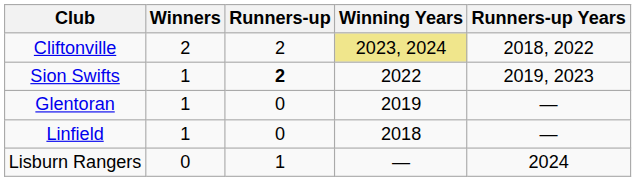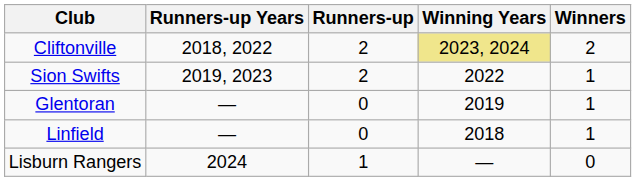columns swapped: (185, 18) <-> (549, 18)
(280, 76) bold -> (363, 76) normal
